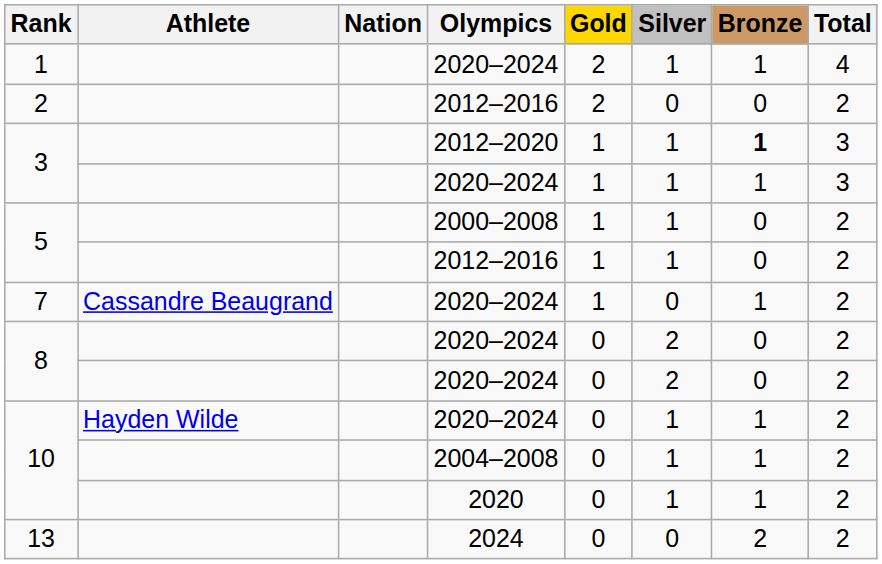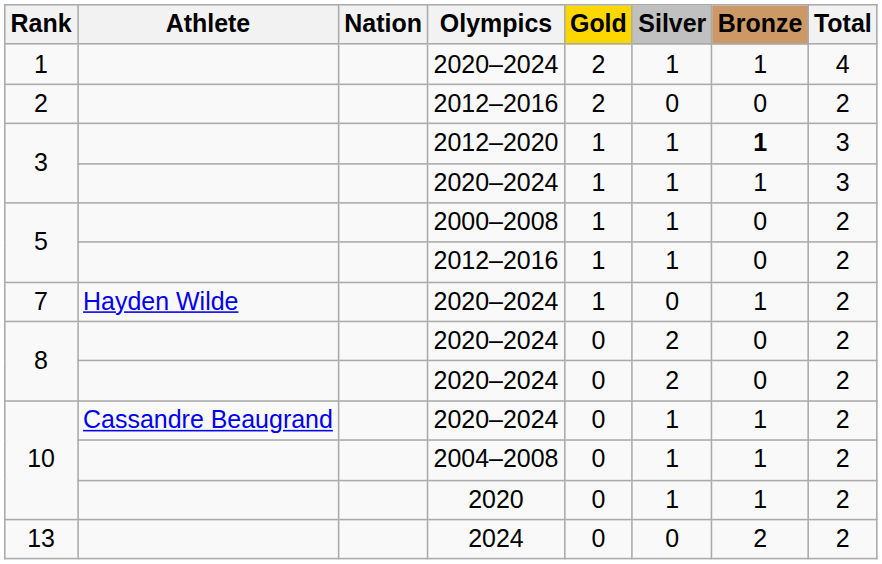(208, 301) Cassandre Beaugrand -> (161, 301) Hayden Wilde
(161, 420) Hayden Wilde -> (208, 420) Cassandre Beaugrand
